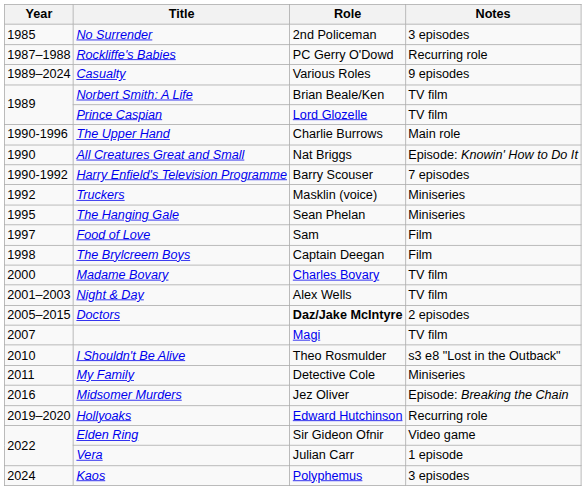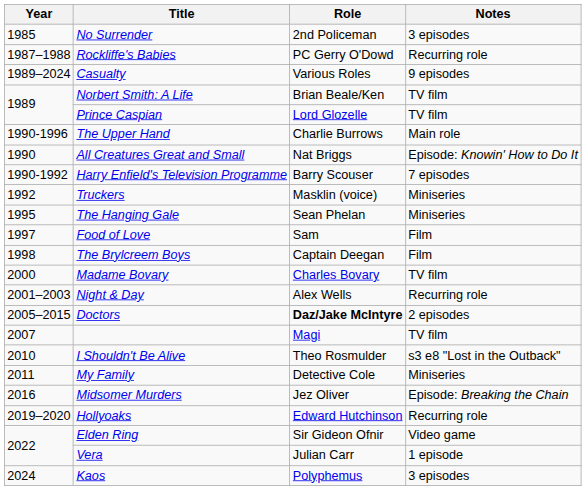(428, 295) TV film -> (448, 295) Recurring role
